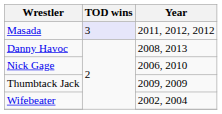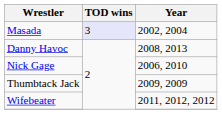(176, 30) 2011, 2012, 2012 -> (163, 30) 2002, 2004
(163, 100) 2002, 2004 -> (176, 100) 2011, 2012, 2012
